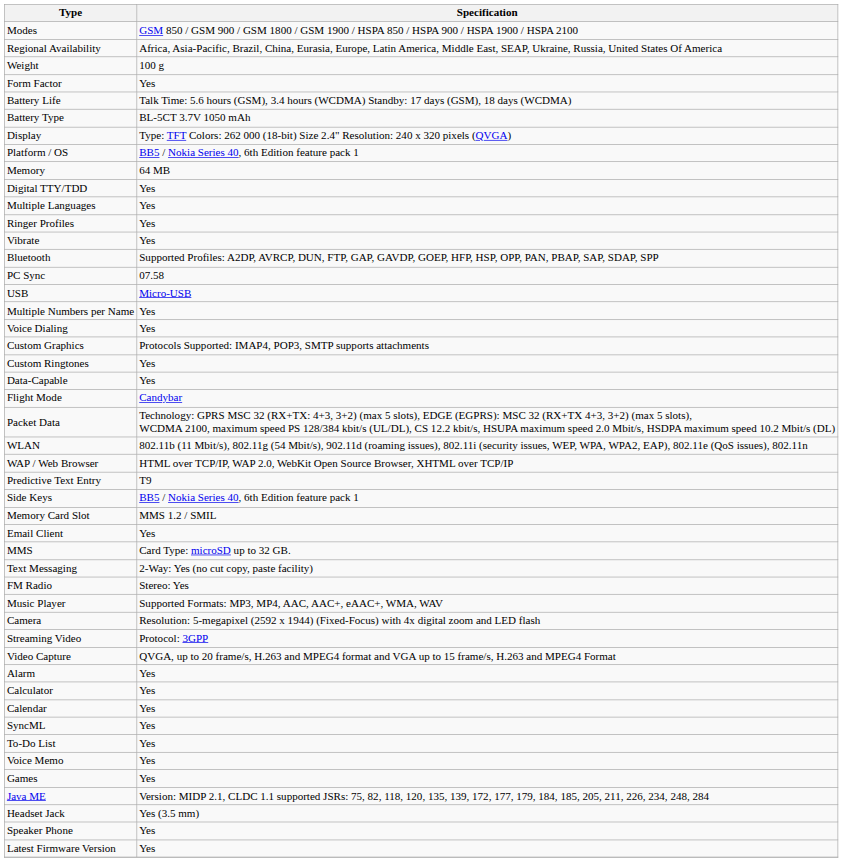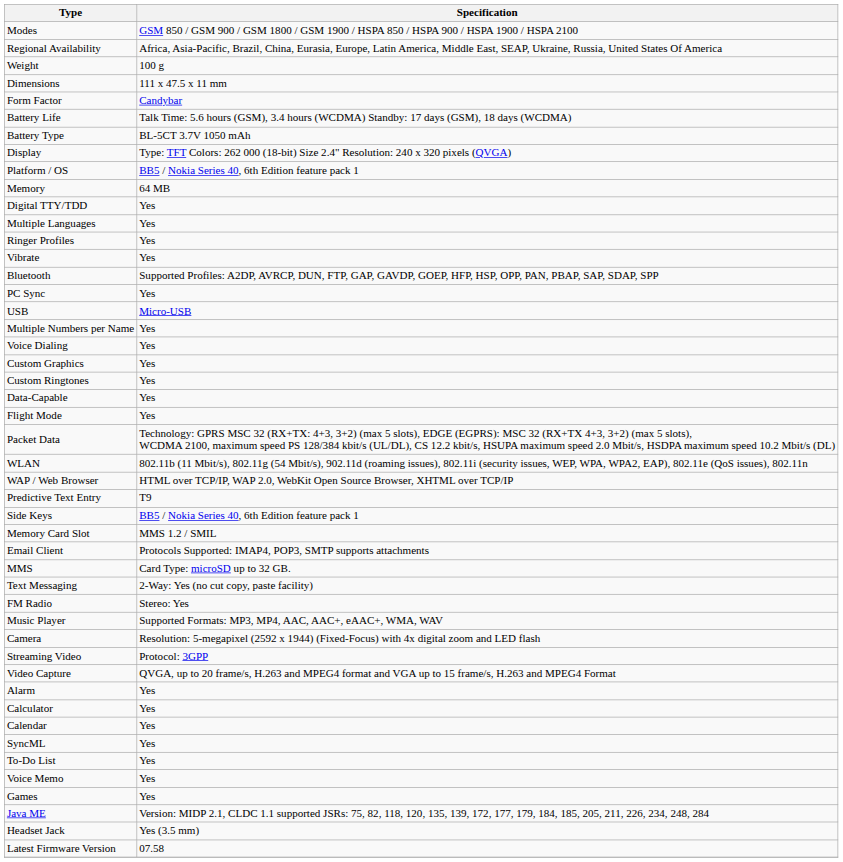+ row: (33, 83)
(147, 83) Yes -> (161, 100) Candybar
(152, 275) 07.58 -> (147, 293) Yes
(284, 345) Protocols Supported: IMAP4, POP3, SMTP supports attachments -> (147, 363) Yes
(161, 398) Candybar -> (147, 415) Yes
(147, 533) Yes -> (284, 550) Protocols Supported: IMAP4, POP3, SMTP supports attachments
- row: (40, 831)
(147, 848) Yes -> (152, 848) 07.58
